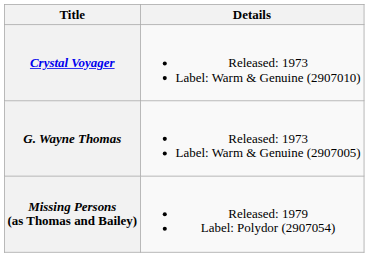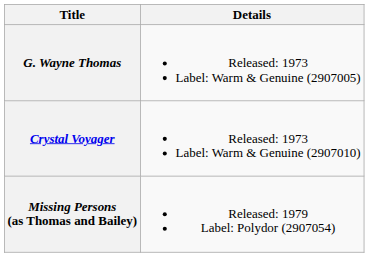rows swapped: (72, 138) <-> (72, 62)
